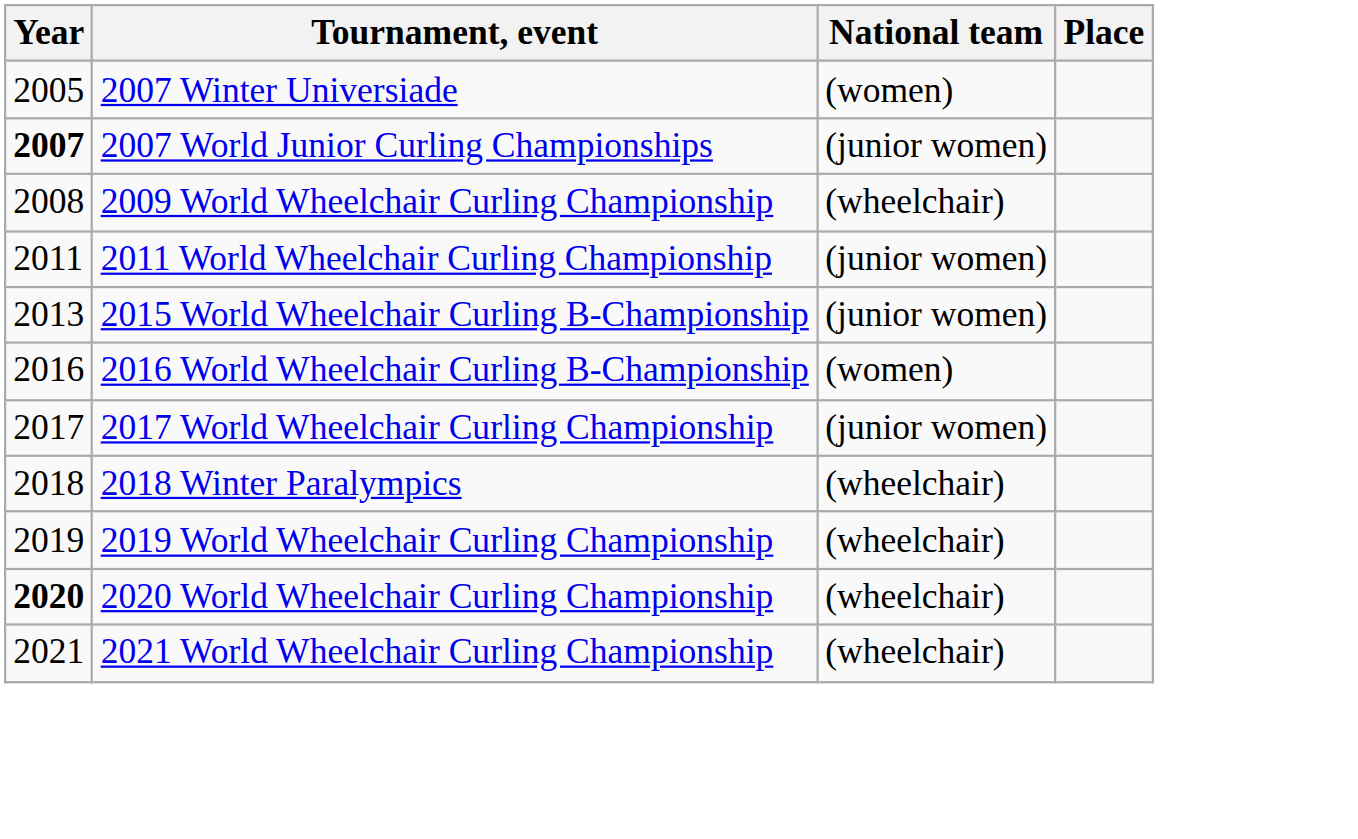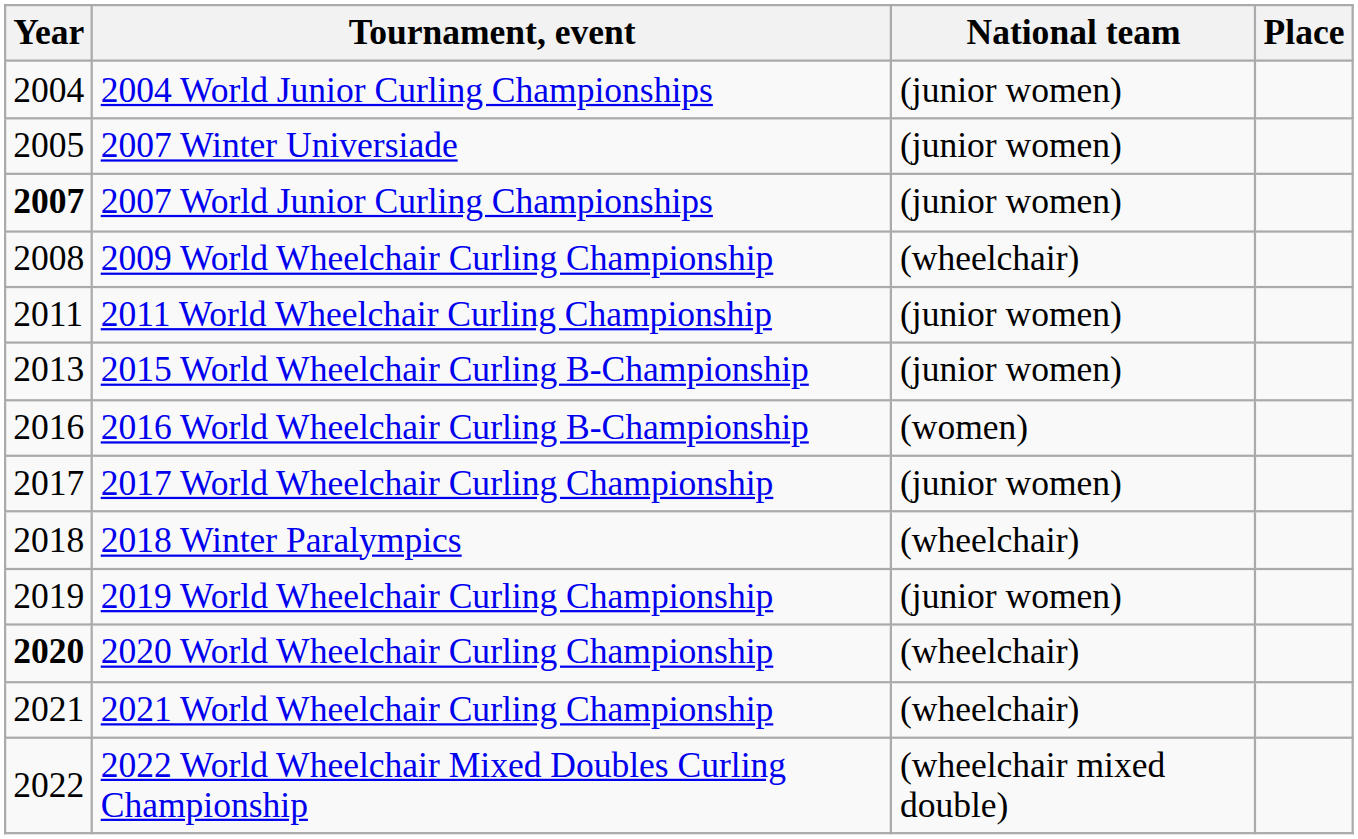+ row: (407, 88)
(889, 88) (women) -> (1011, 145) (junior women)
(915, 539) (wheelchair) -> (1011, 595) (junior women)
+ row: (443, 784)
